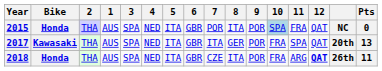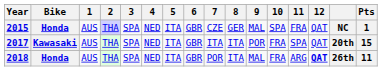columns swapped: (110, 12) <-> (90, 12)
(215, 27) POR -> (215, 27) CZE
(236, 27) ITA -> (236, 27) GER
(257, 27) POR -> (257, 27) MAL
(278, 27) lightblue background -> (278, 27) no background
(367, 27) 0 -> (367, 27) 1
(236, 42) GER -> (236, 42) ITA
(367, 42) 13 -> (367, 42) 15
(215, 58) CZE -> (215, 58) POR
(257, 58) POR -> (257, 58) MAL
